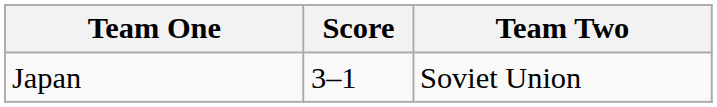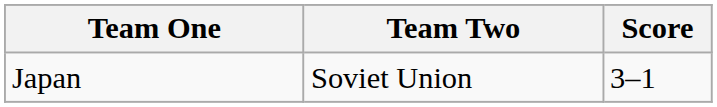columns swapped: (562, 28) <-> (358, 28)
